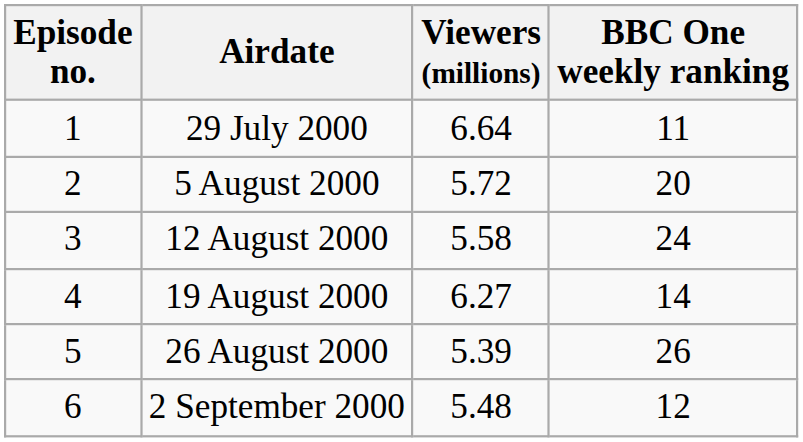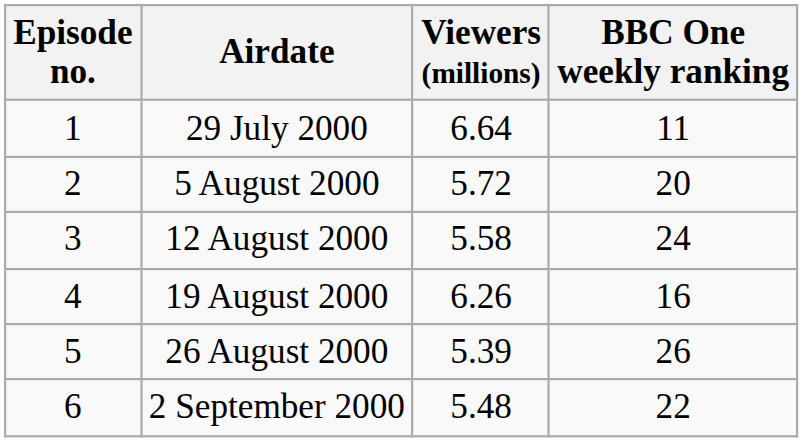(481, 295) 6.27 -> (481, 295) 6.26
(673, 295) 14 -> (673, 295) 16
(673, 406) 12 -> (673, 406) 22
